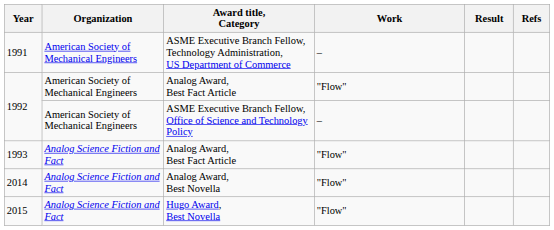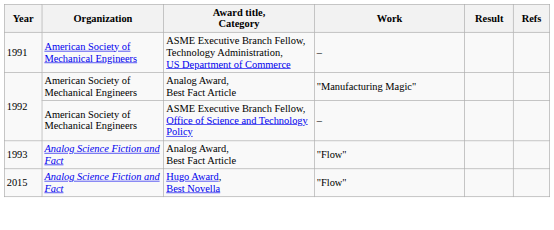(332, 86) "Flow" -> (366, 86) "Manufacturing Magic"
- row: (17, 182)
